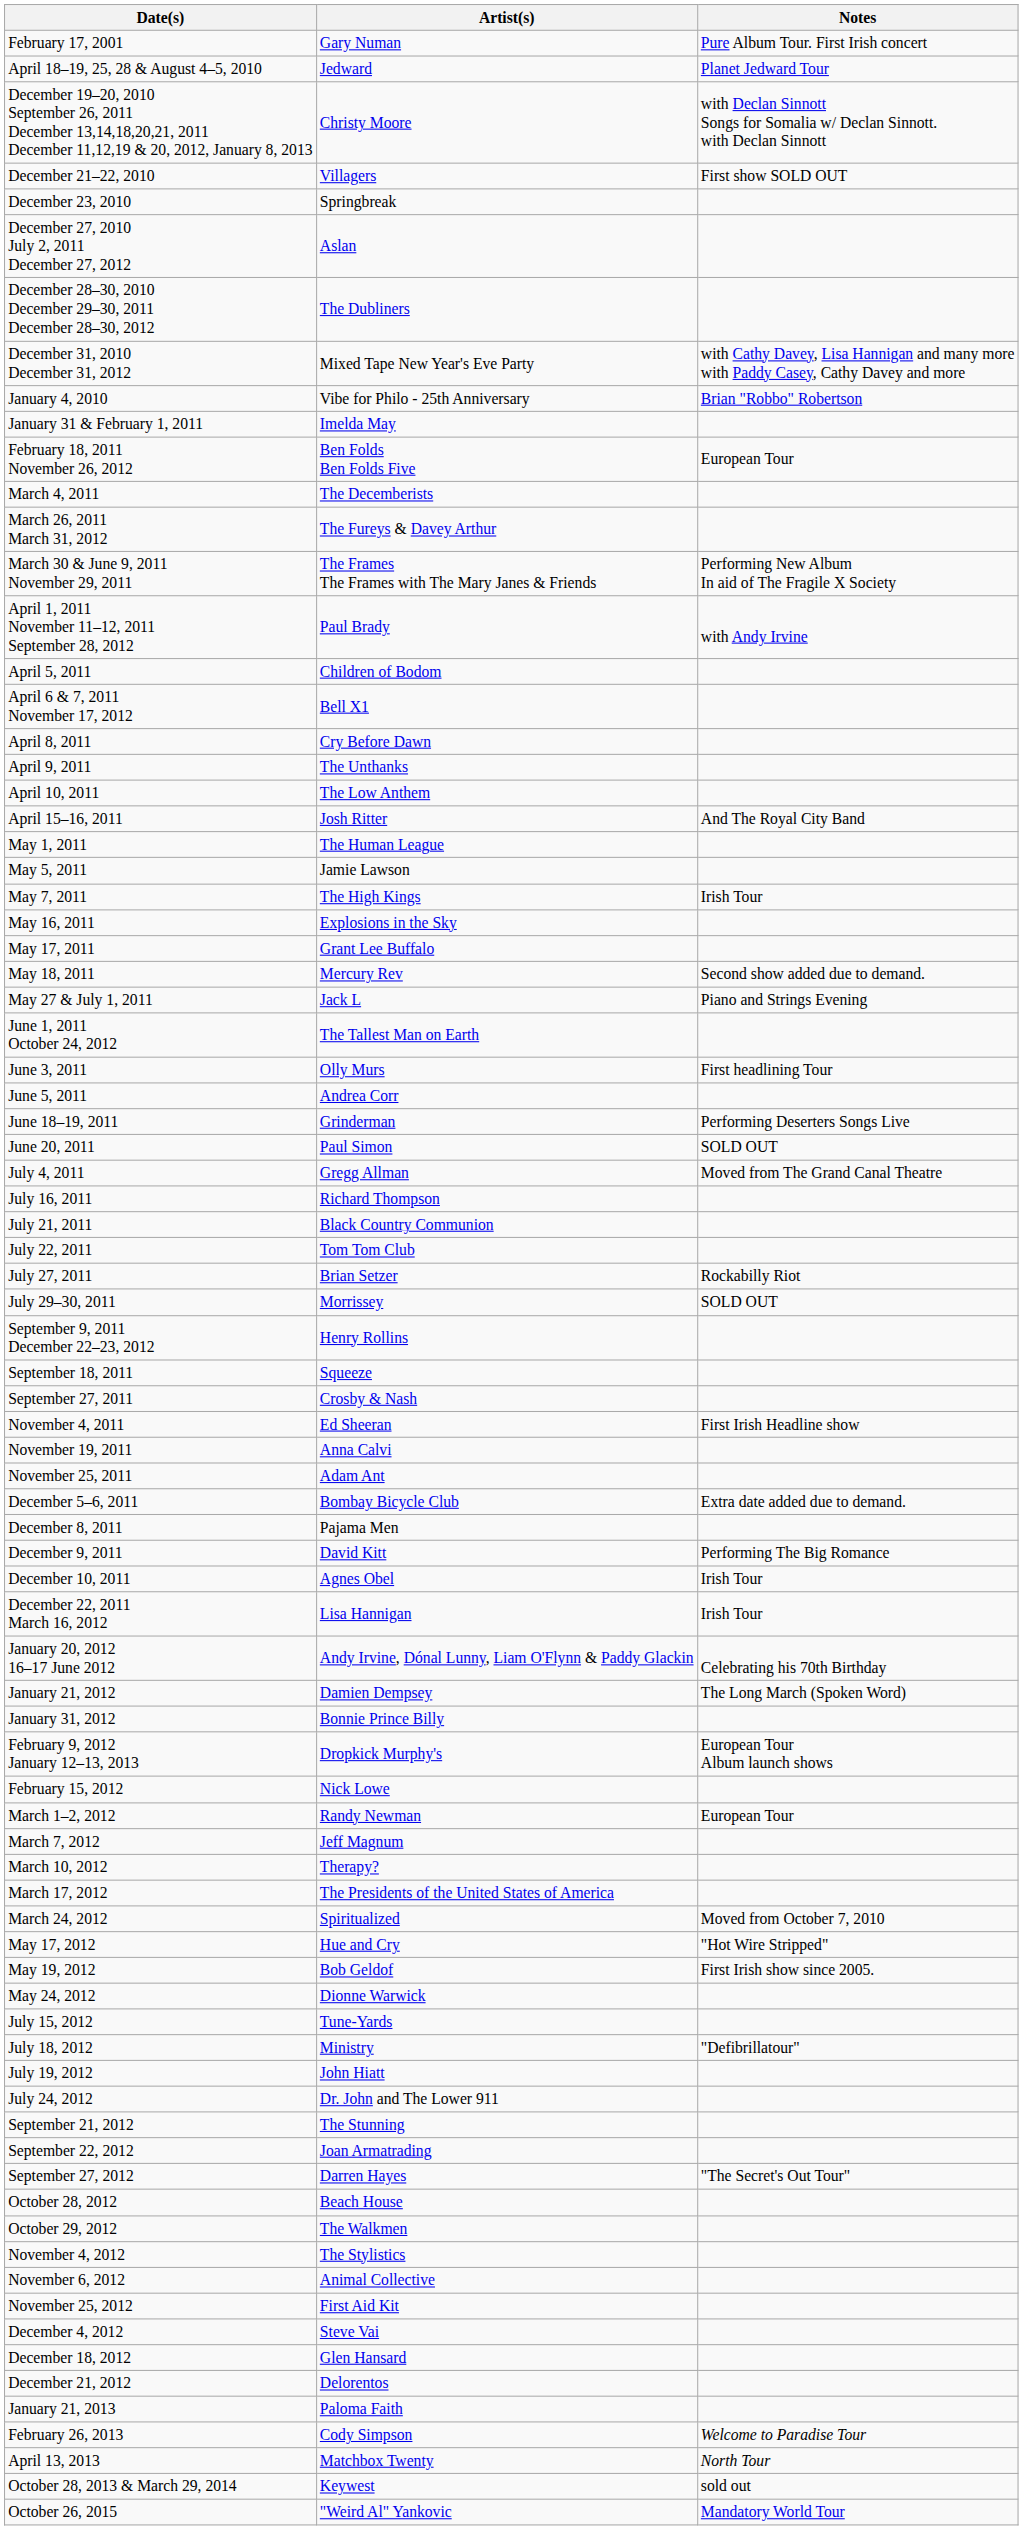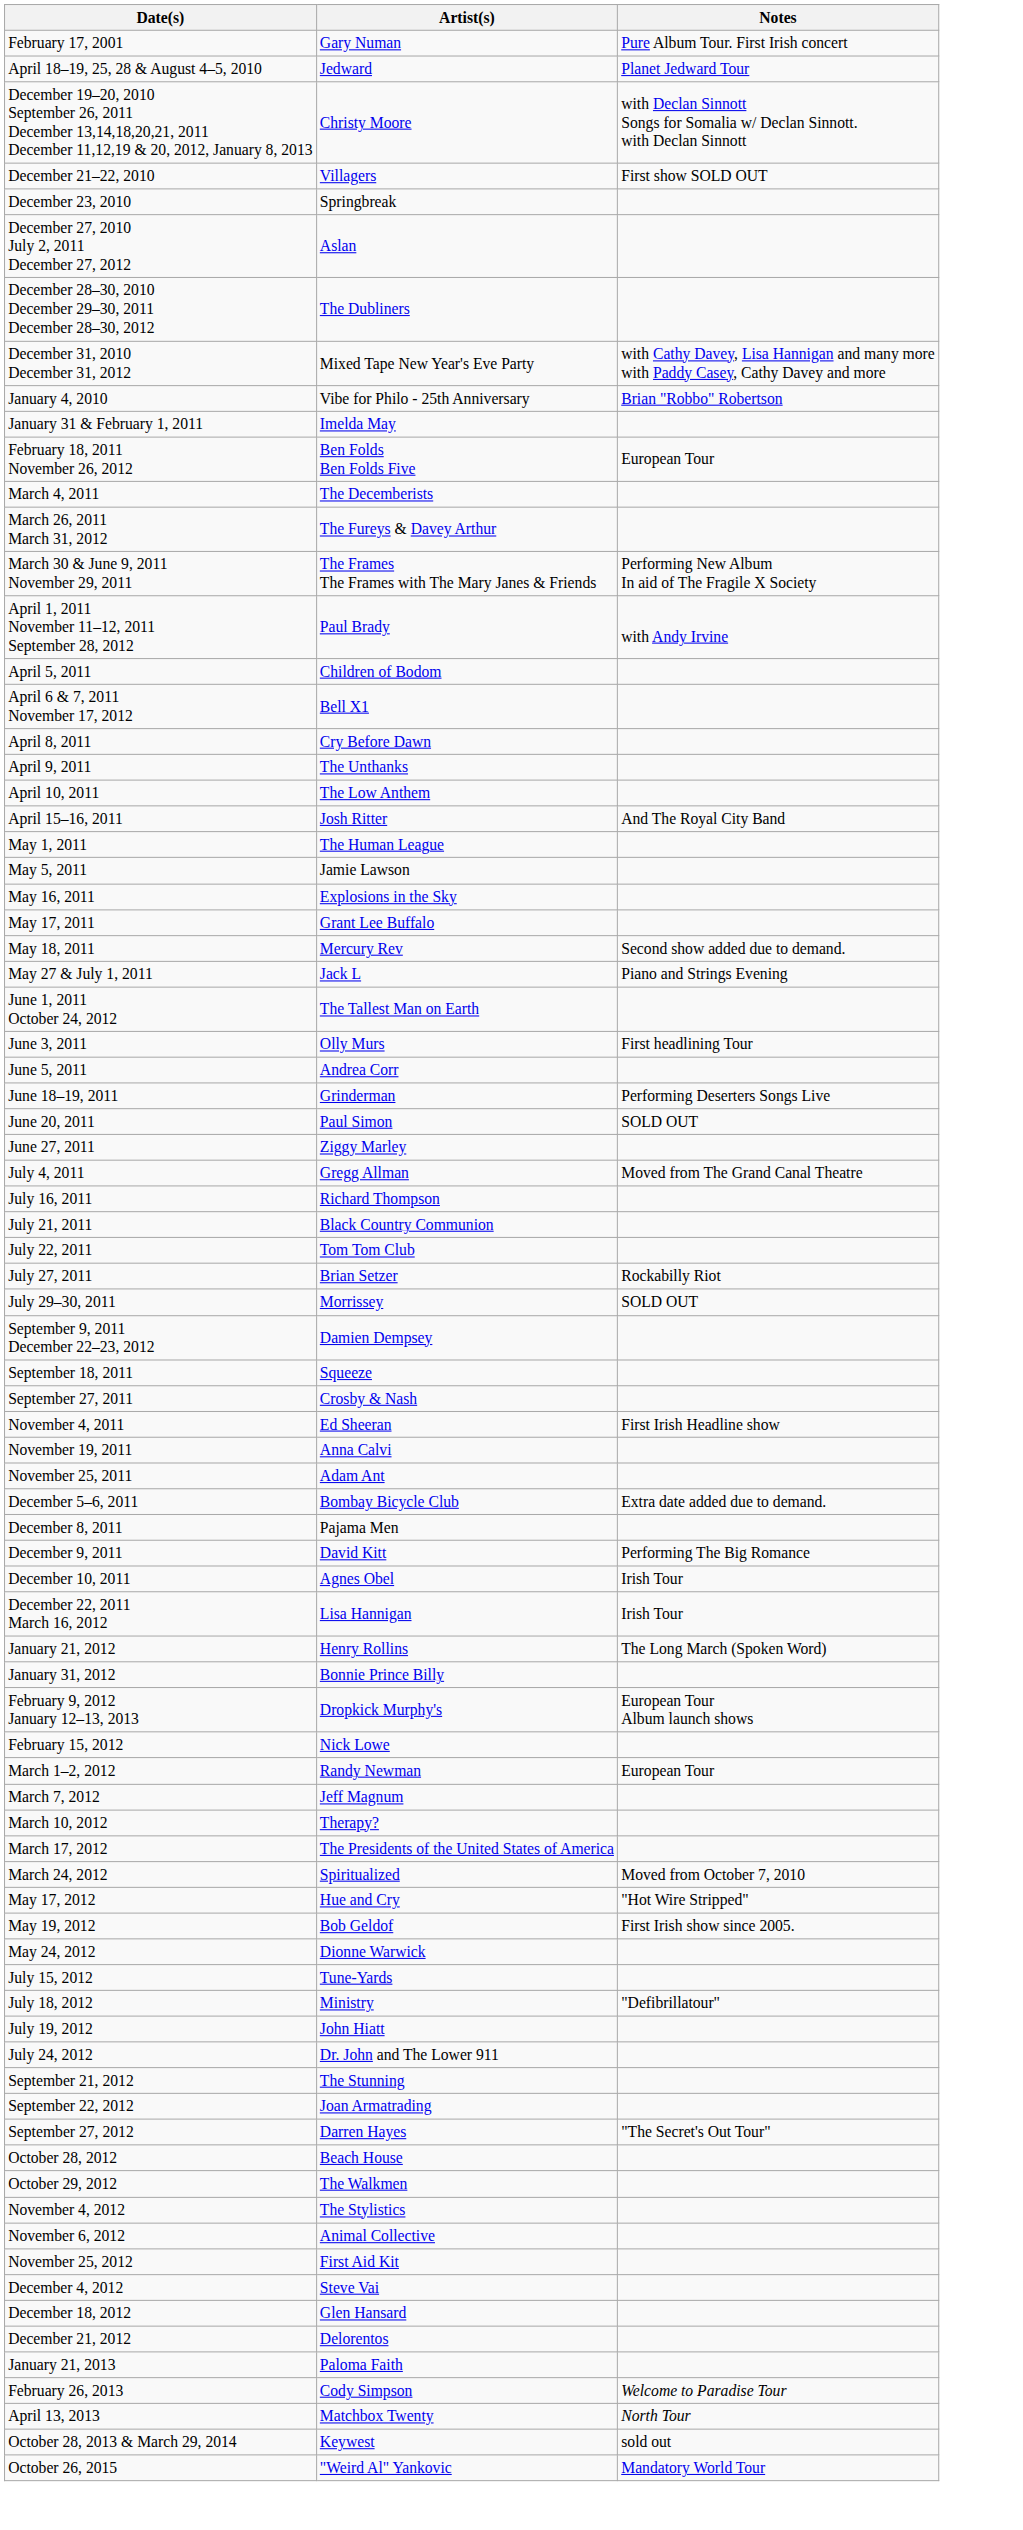- row: (48, 896)
+ row: (52, 1147)
(364, 1337) Henry Rollins -> (376, 1337) Damien Dempsey
- row: (62, 1658)
(376, 1693) Damien Dempsey -> (364, 1649) Henry Rollins
